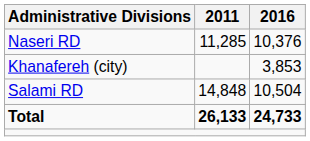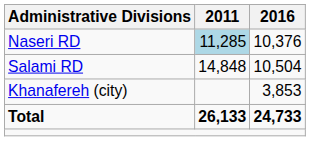(223, 41) no background -> (223, 41) lightblue background
rows swapped: (46, 91) <-> (68, 66)
